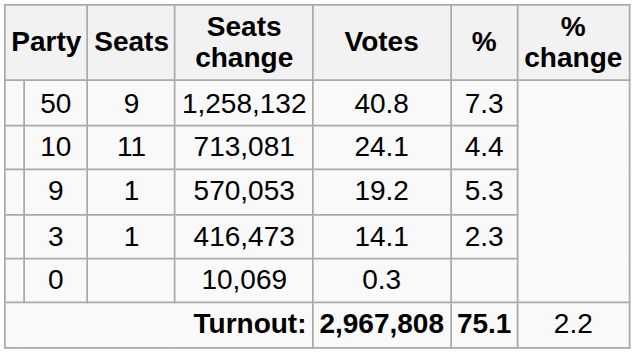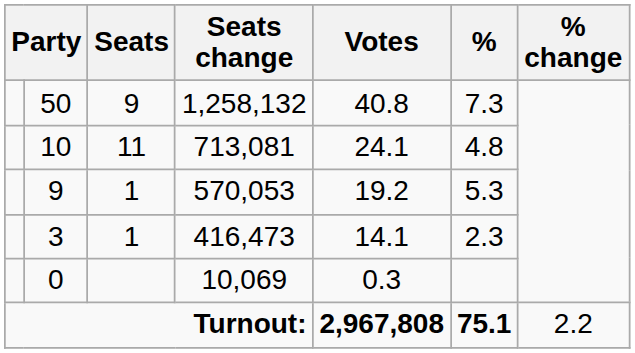(484, 147) 4.4 -> (484, 147) 4.8
